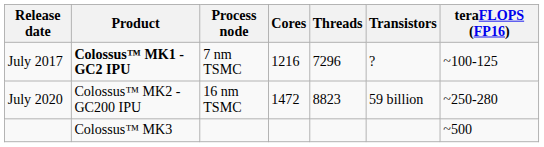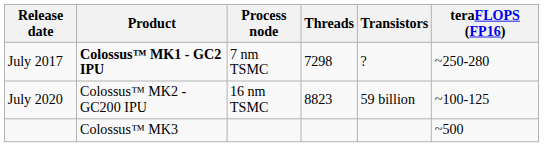- column: (289, 23)
(327, 61) 7296 -> (318, 61) 7298
(471, 61) ~100-125 -> (462, 61) ~250-280
(471, 99) ~250-280 -> (462, 99) ~100-125
